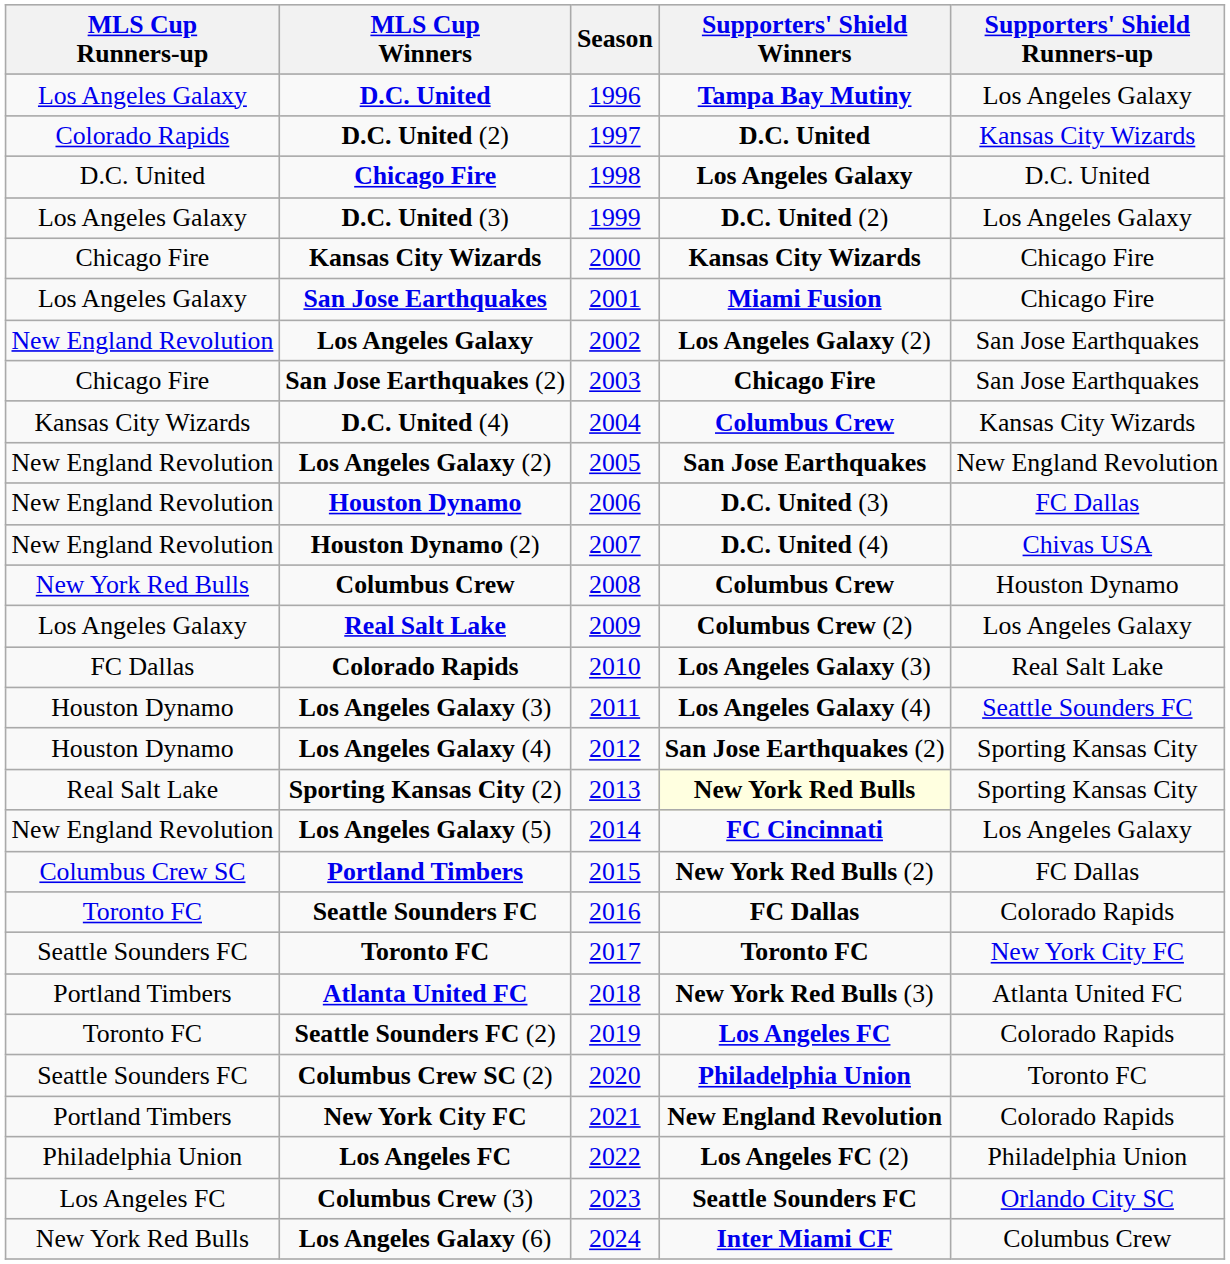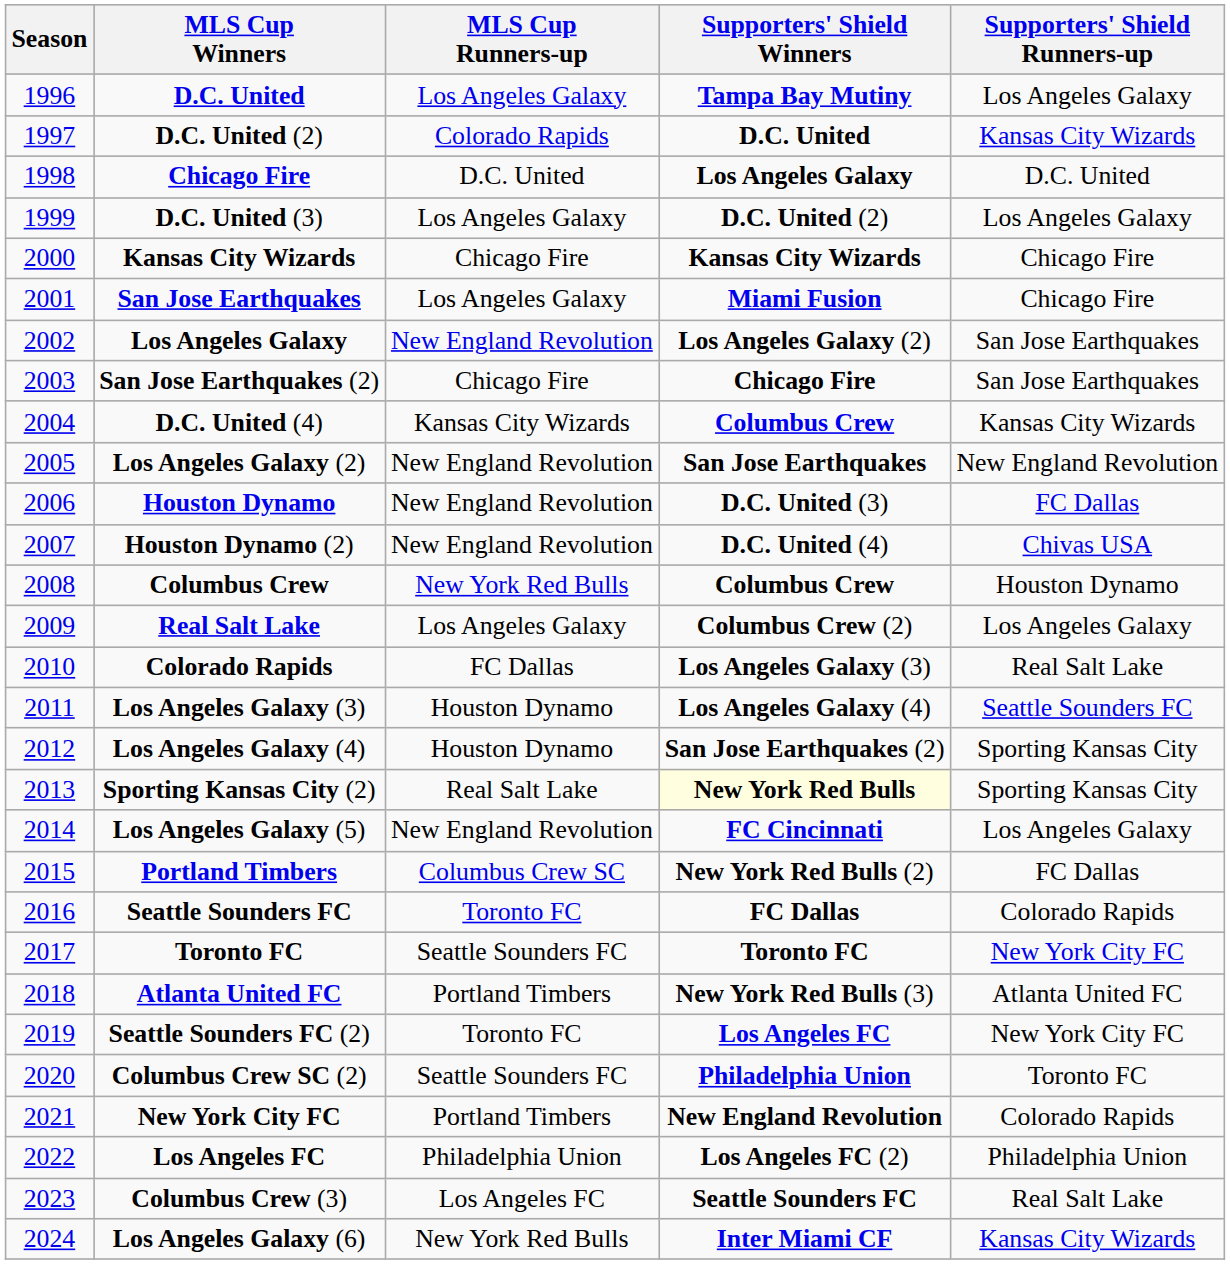columns swapped: (615, 39) <-> (142, 39)
(1087, 1034) Colorado Rapids -> (1087, 1034) New York City FC
(1087, 1197) Orlando City SC -> (1087, 1197) Real Salt Lake
(1087, 1238) Columbus Crew -> (1087, 1238) Kansas City Wizards
